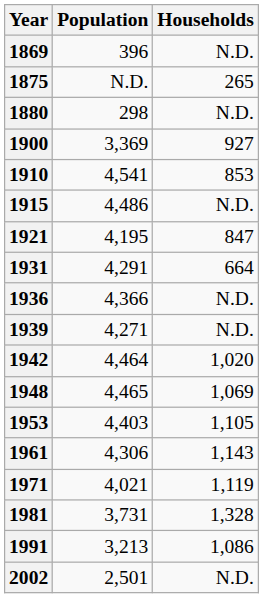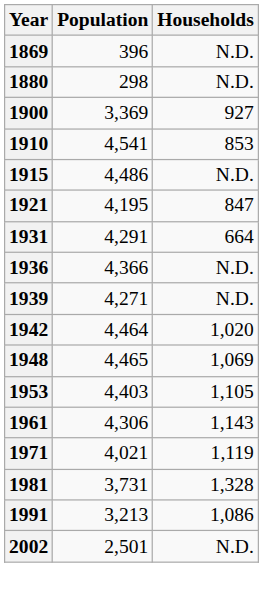- row: (29, 81)
